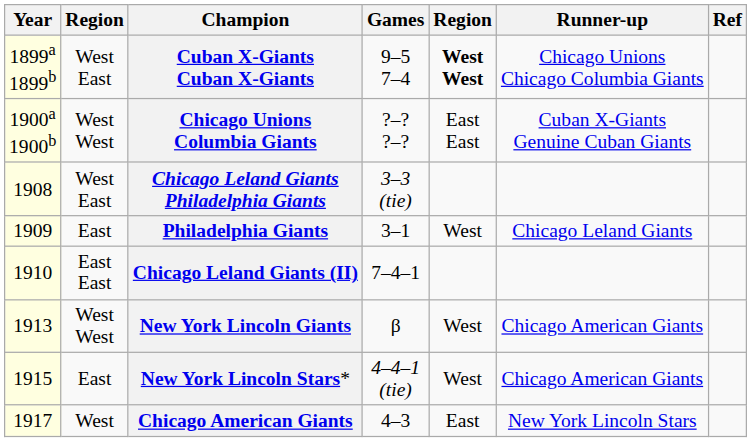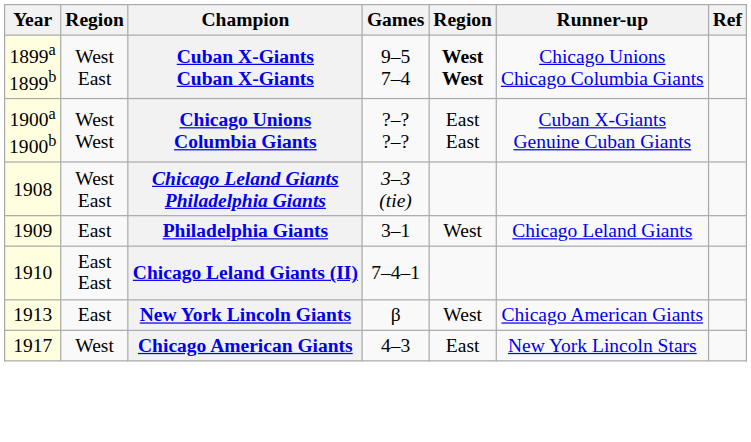(95, 325) West West -> (95, 314) East
- row: (245, 378)
